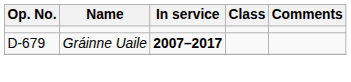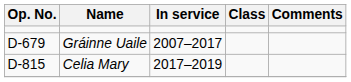(188, 43) bold -> (188, 43) normal
+ row: (26, 65)
